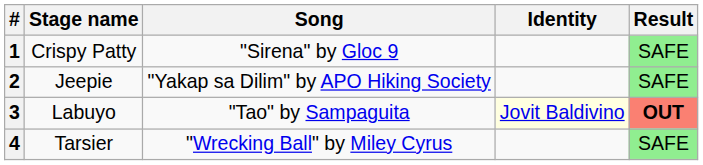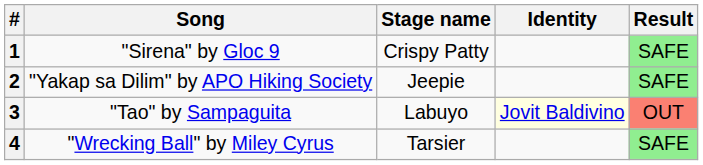columns swapped: (84, 19) <-> (319, 19)
(663, 112) bold -> (663, 112) normal
